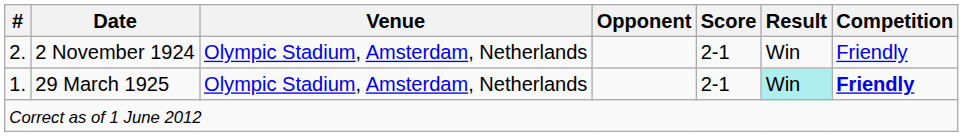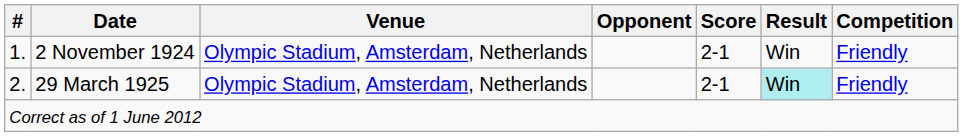(18, 52) 2. -> (18, 52) 1.
(18, 84) 1. -> (18, 84) 2.
(875, 84) bold -> (872, 84) normal
